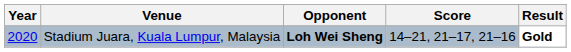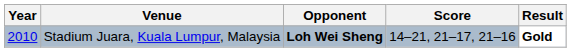(22, 37) 2020 -> (22, 37) 2010
